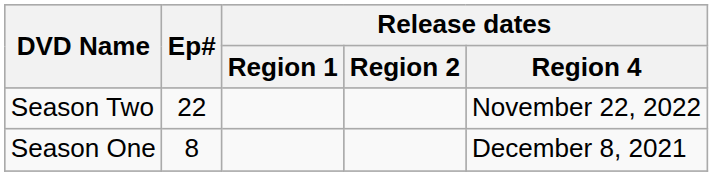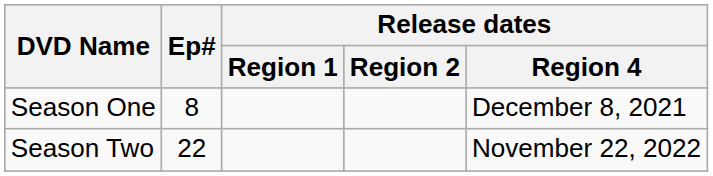rows swapped: (83, 149) <-> (82, 107)
